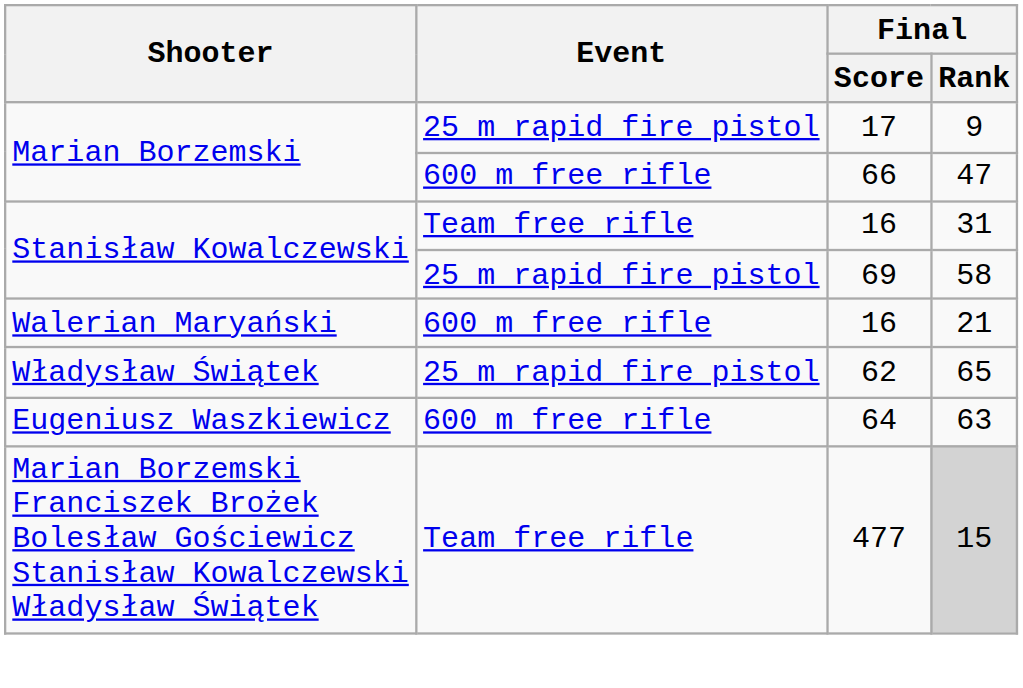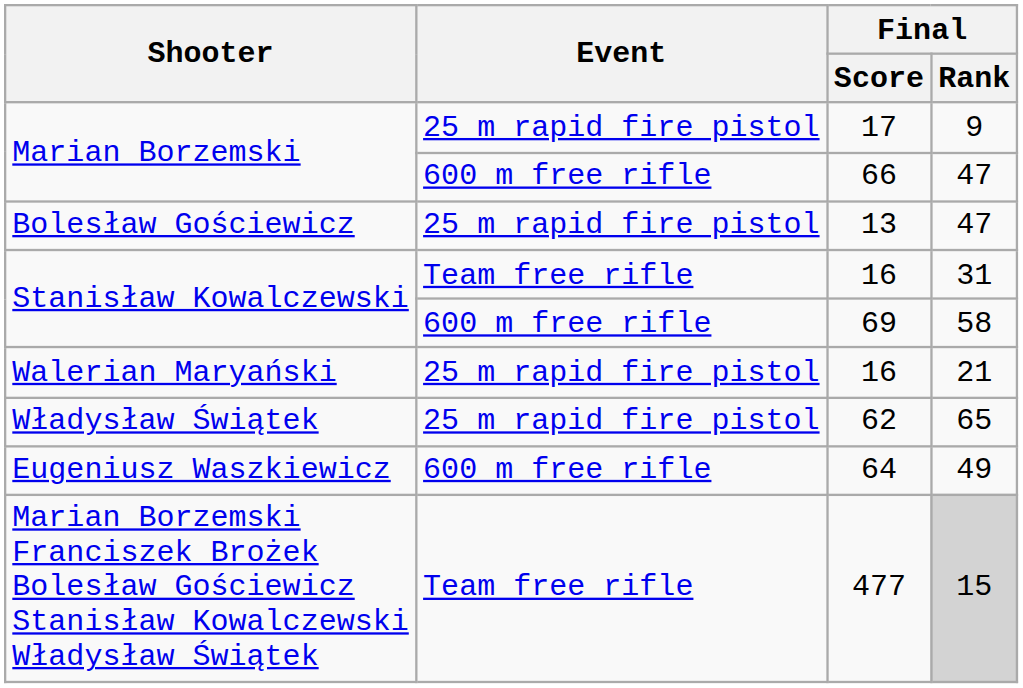+ row: (184, 225)
(621, 274) 25 m rapid fire pistol -> (567, 323) 600 m free rifle
(567, 323) 600 m free rifle -> (621, 372) 25 m rapid fire pistol
(974, 421) 63 -> (974, 470) 49
